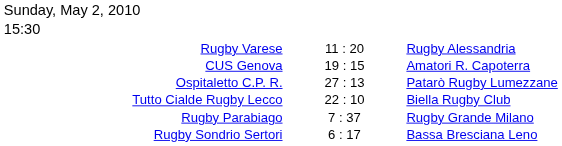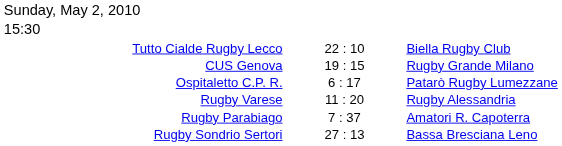rows swapped: (242, 48) <-> (207, 100)
(468, 65) Amatori R. Capoterra -> (470, 65) Rugby Grande Milano
(344, 83) 27 : 13 -> (344, 83) 6 : 17
(470, 117) Rugby Grande Milano -> (468, 117) Amatori R. Capoterra
(344, 134) 6 : 17 -> (344, 134) 27 : 13
